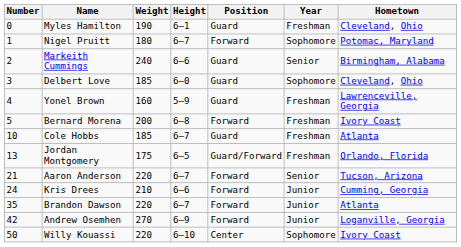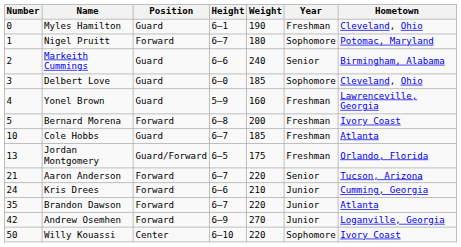columns swapped: (246, 12) <-> (152, 12)
